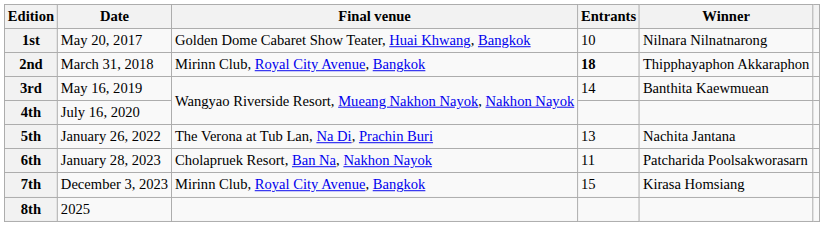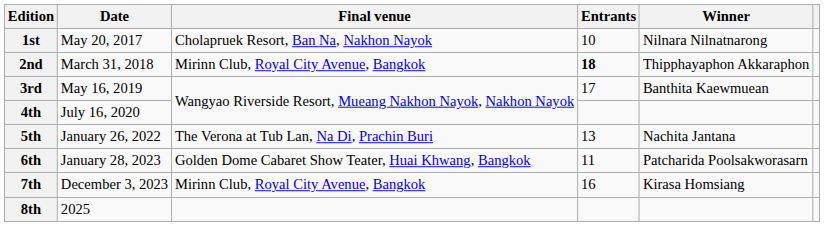(353, 40) Golden Dome Cabaret Show Teater, Huai Khwang, Bangkok -> (303, 40) Cholapruek Resort, Ban Na, Nakhon Nayok
(588, 88) 14 -> (588, 88) 17
(303, 161) Cholapruek Resort, Ban Na, Nakhon Nayok -> (353, 161) Golden Dome Cabaret Show Teater, Huai Khwang, Bangkok
(588, 185) 15 -> (588, 185) 16
